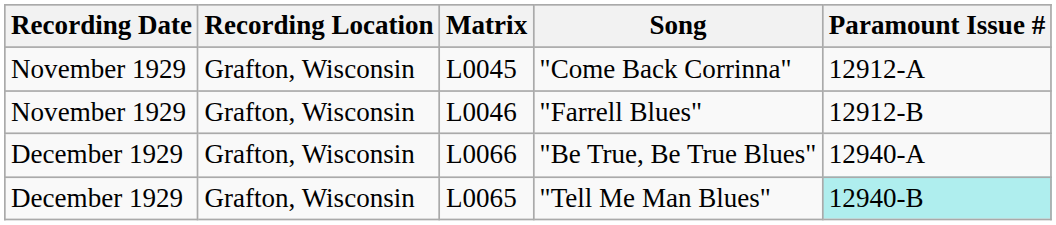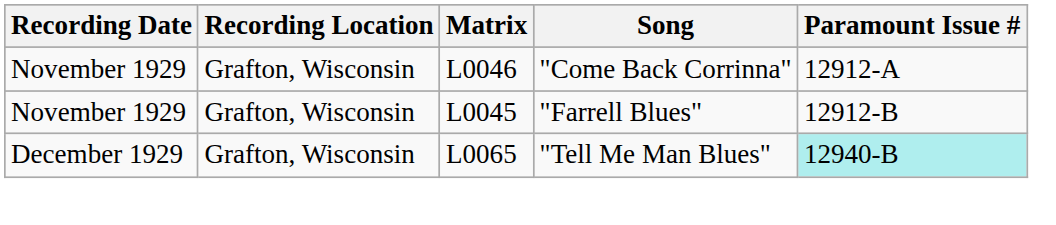(481, 68) L0045 -> (481, 68) L0046
(481, 111) L0046 -> (481, 111) L0045
- row: (678, 154)
